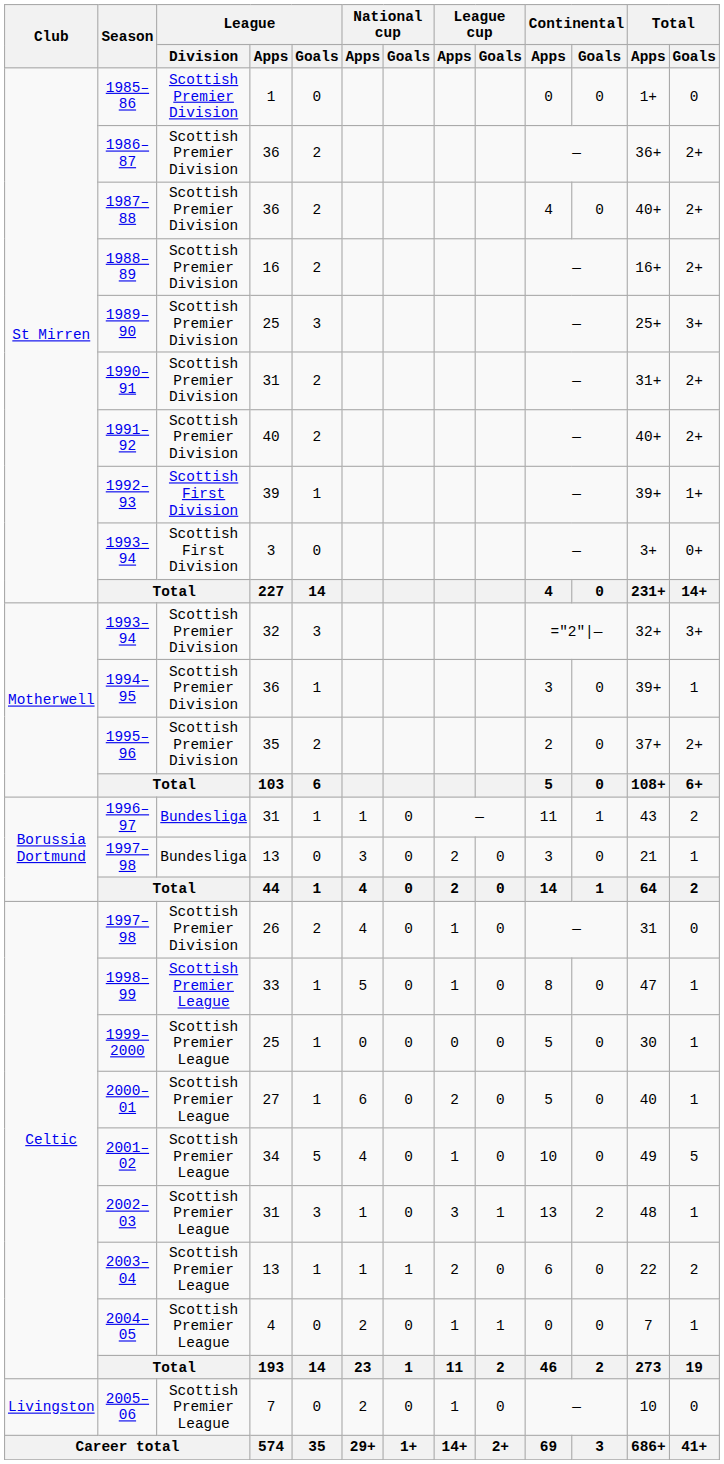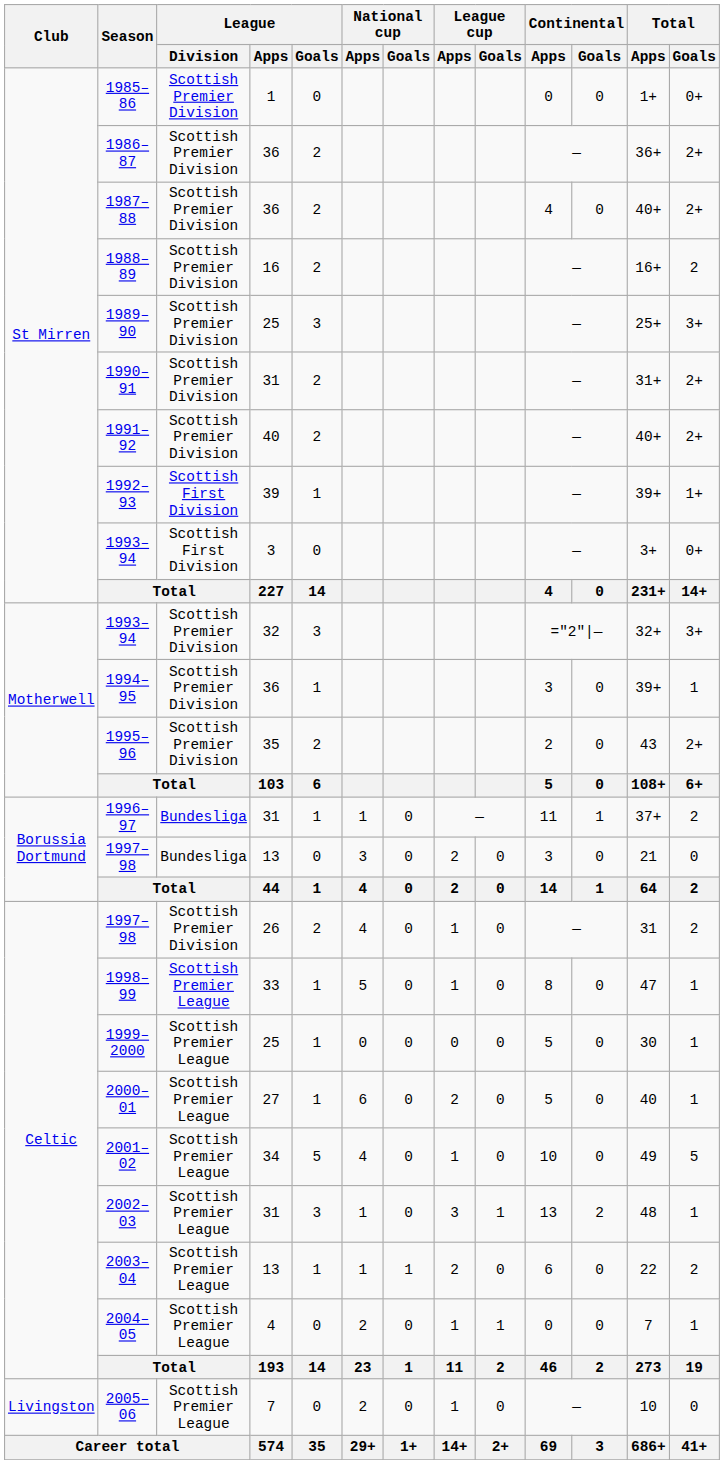(694, 97) 0 -> (694, 97) 0+
(694, 267) 2+ -> (694, 267) 2
(648, 745) 37+ -> (648, 745) 43
(648, 817) 43 -> (648, 817) 37+
(694, 857) 1 -> (694, 857) 0
(694, 929) 0 -> (694, 929) 2
